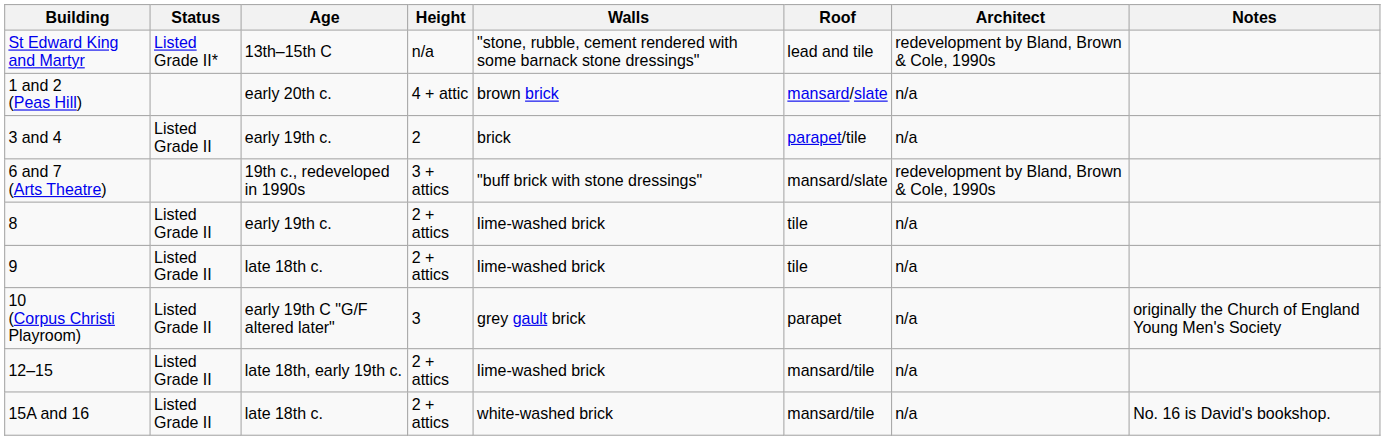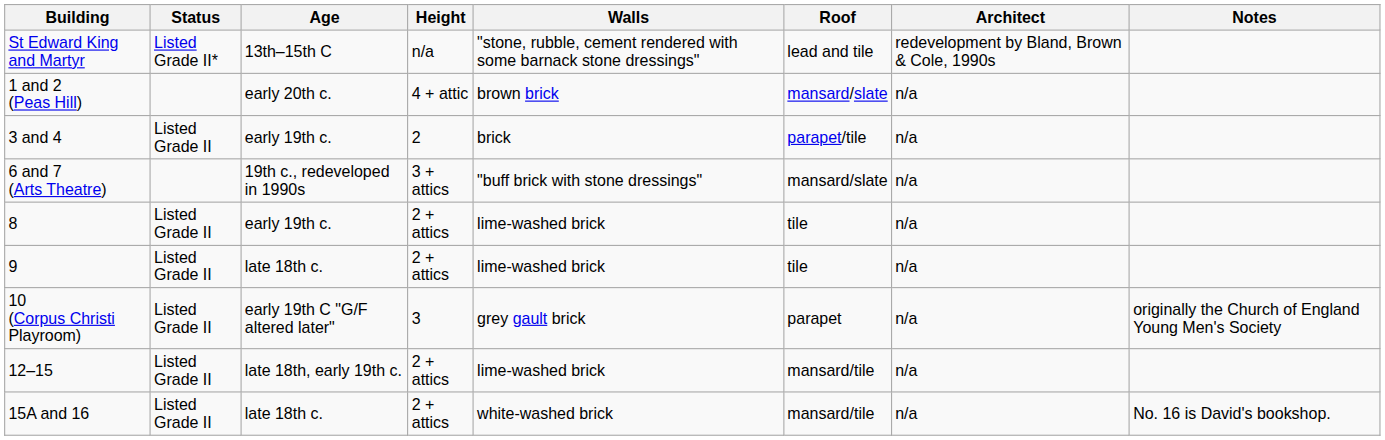(1008, 181) redevelopment by Bland, Brown & Cole, 1990s -> (906, 181) n/a
